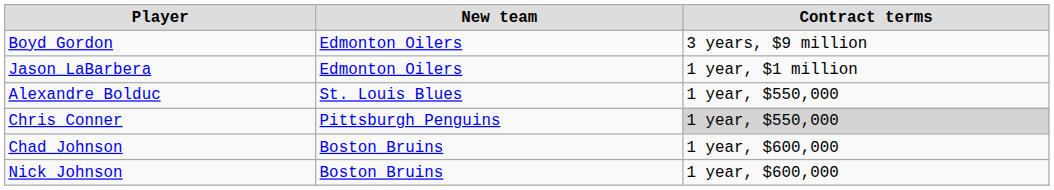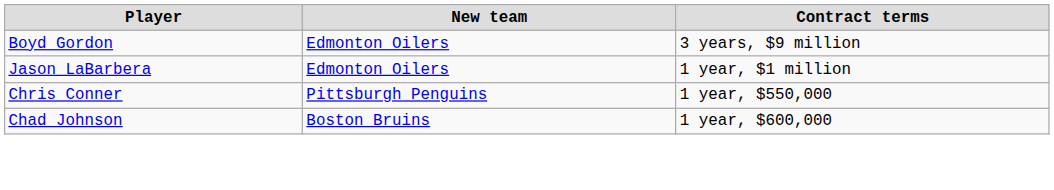- row: (85, 95)
(763, 121) lightgrey background -> (756, 95) no background
- row: (65, 173)
